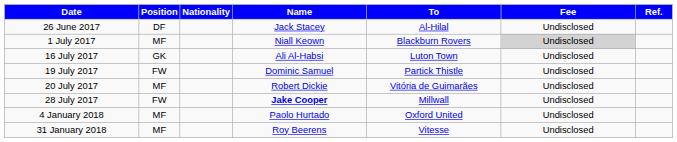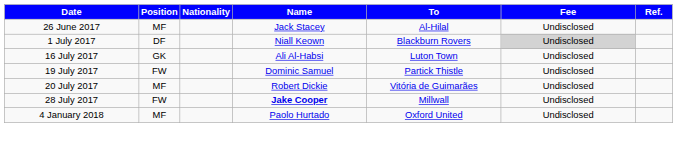(159, 27) DF -> (159, 27) MF
(159, 42) MF -> (159, 42) DF
- row: (72, 130)
